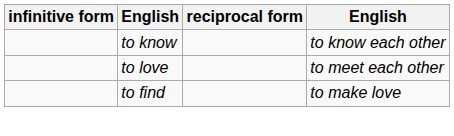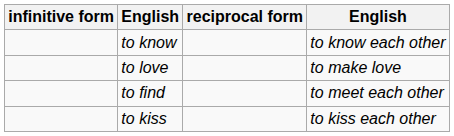(377, 67) to meet each other -> (356, 67) to make love
(356, 93) to make love -> (377, 93) to meet each other
+ row: (144, 118)
